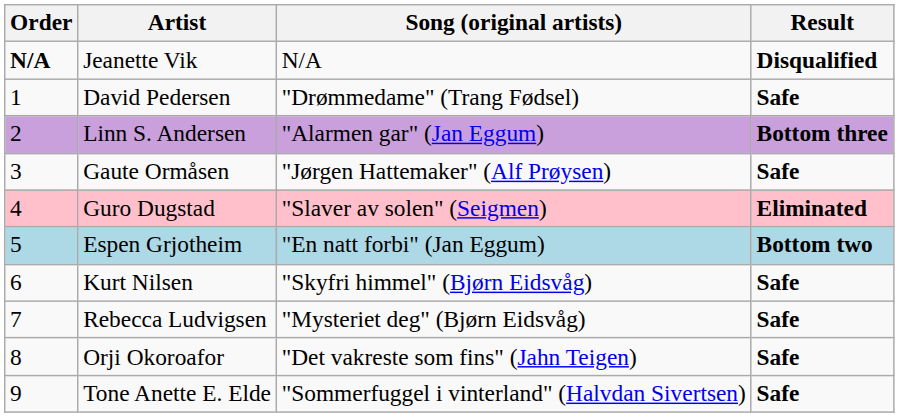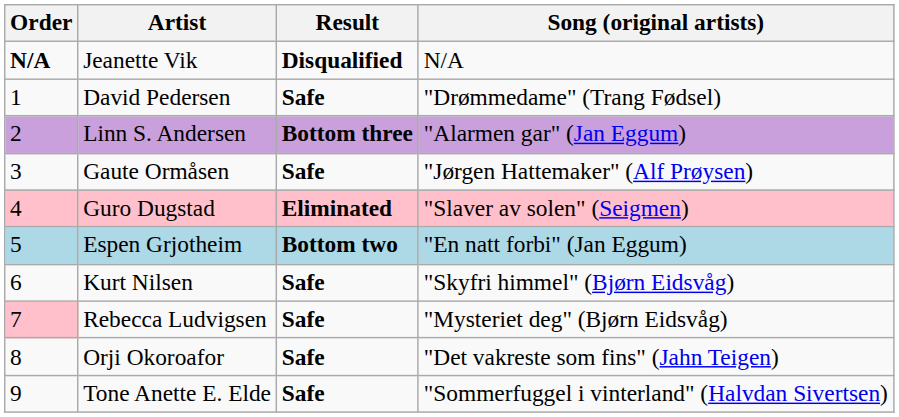columns swapped: (514, 23) <-> (822, 23)
(16, 319) no background -> (16, 319) pink background
